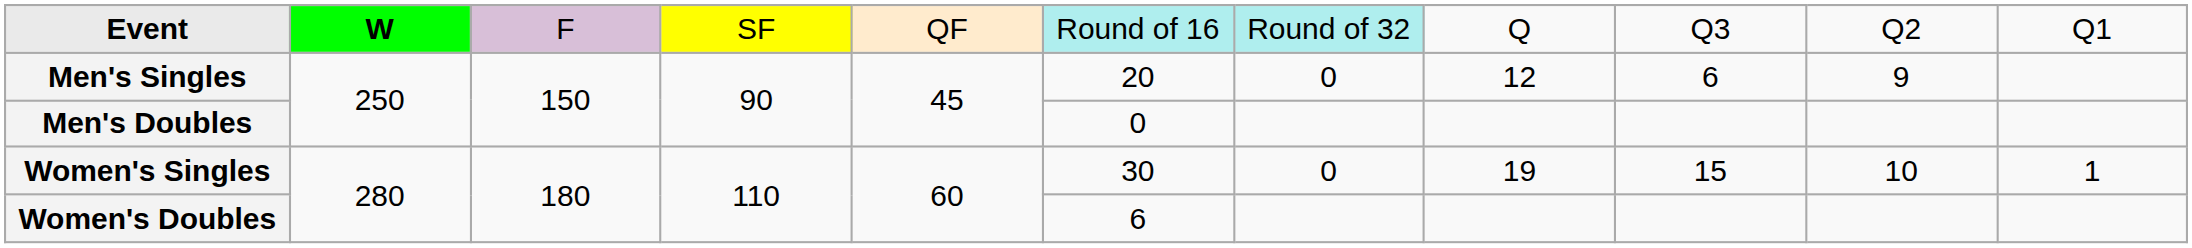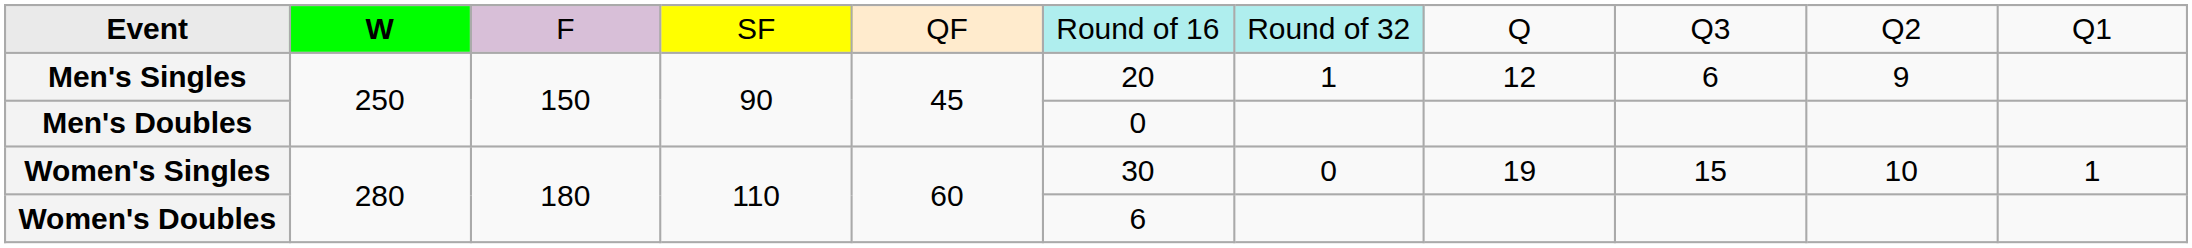(1329, 76) 0 -> (1329, 76) 1
